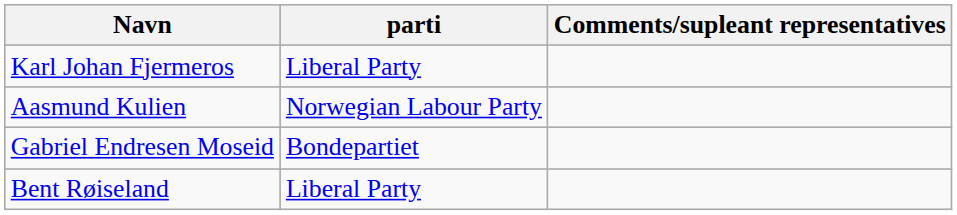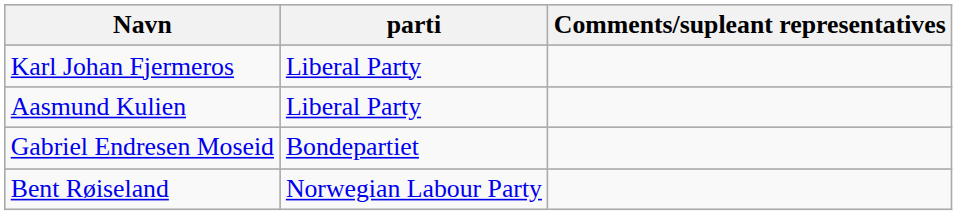(414, 106) Norwegian Labour Party -> (353, 106) Liberal Party
(353, 188) Liberal Party -> (414, 188) Norwegian Labour Party
